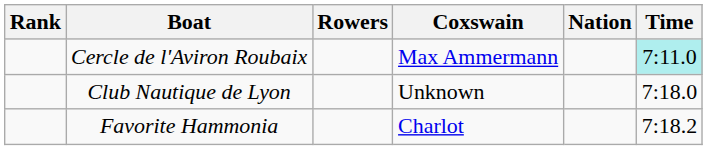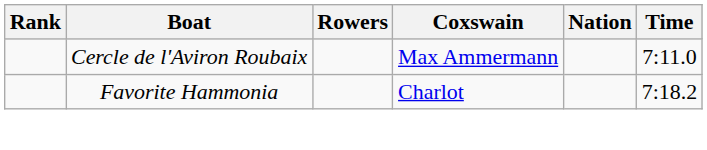(669, 56) paleturquoise background -> (669, 56) no background
- row: (189, 91)
